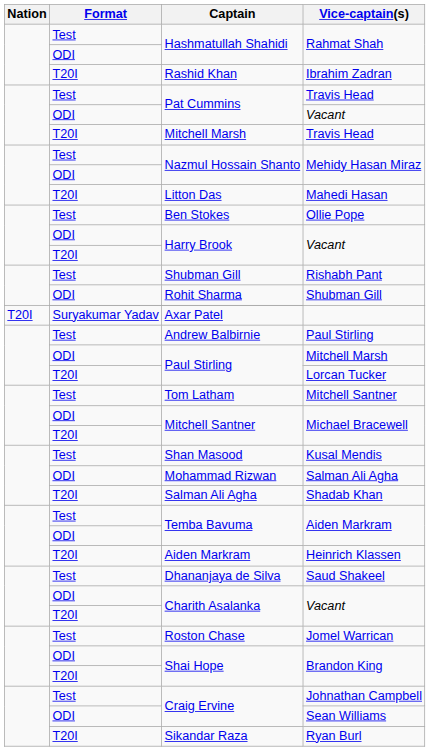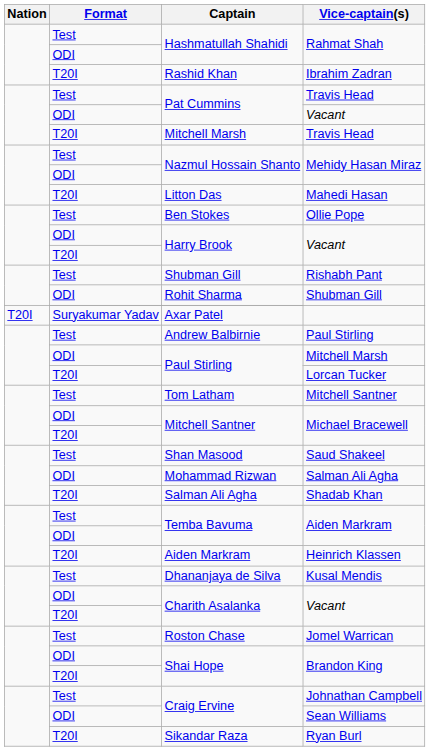(344, 455) Kusal Mendis -> (345, 455) Saud Shakeel
(345, 575) Saud Shakeel -> (344, 575) Kusal Mendis
